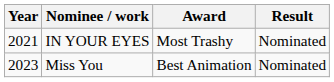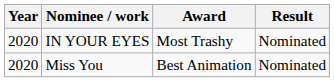(23, 40) 2021 -> (23, 40) 2020
(23, 64) 2023 -> (23, 64) 2020
